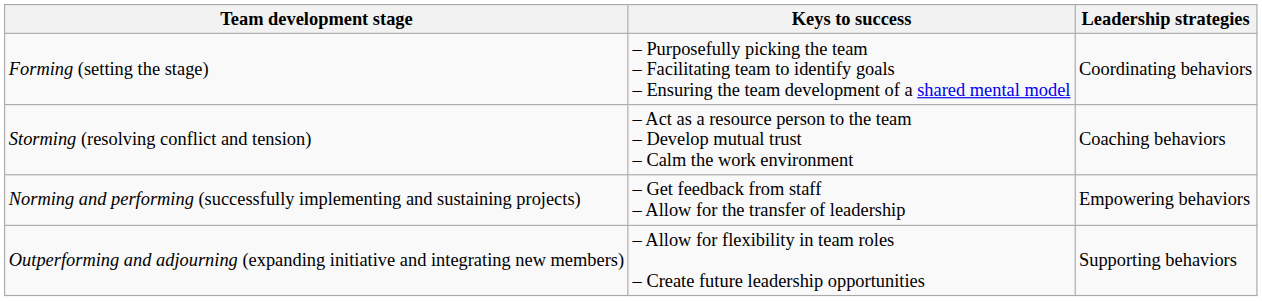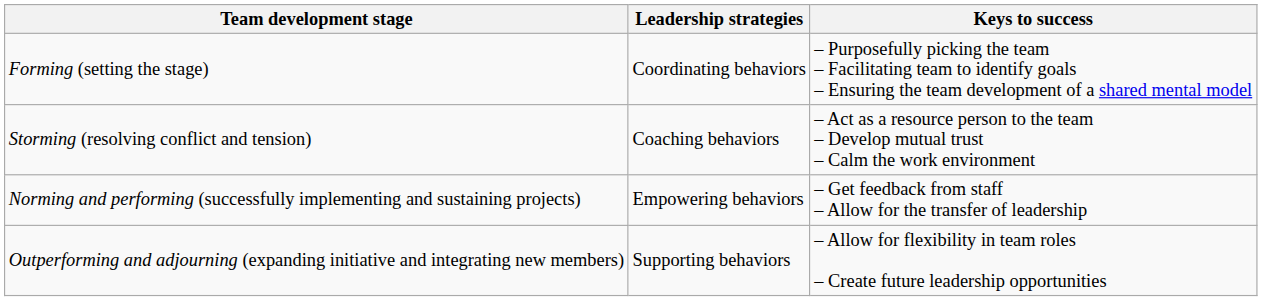columns swapped: (1166, 19) <-> (852, 19)
